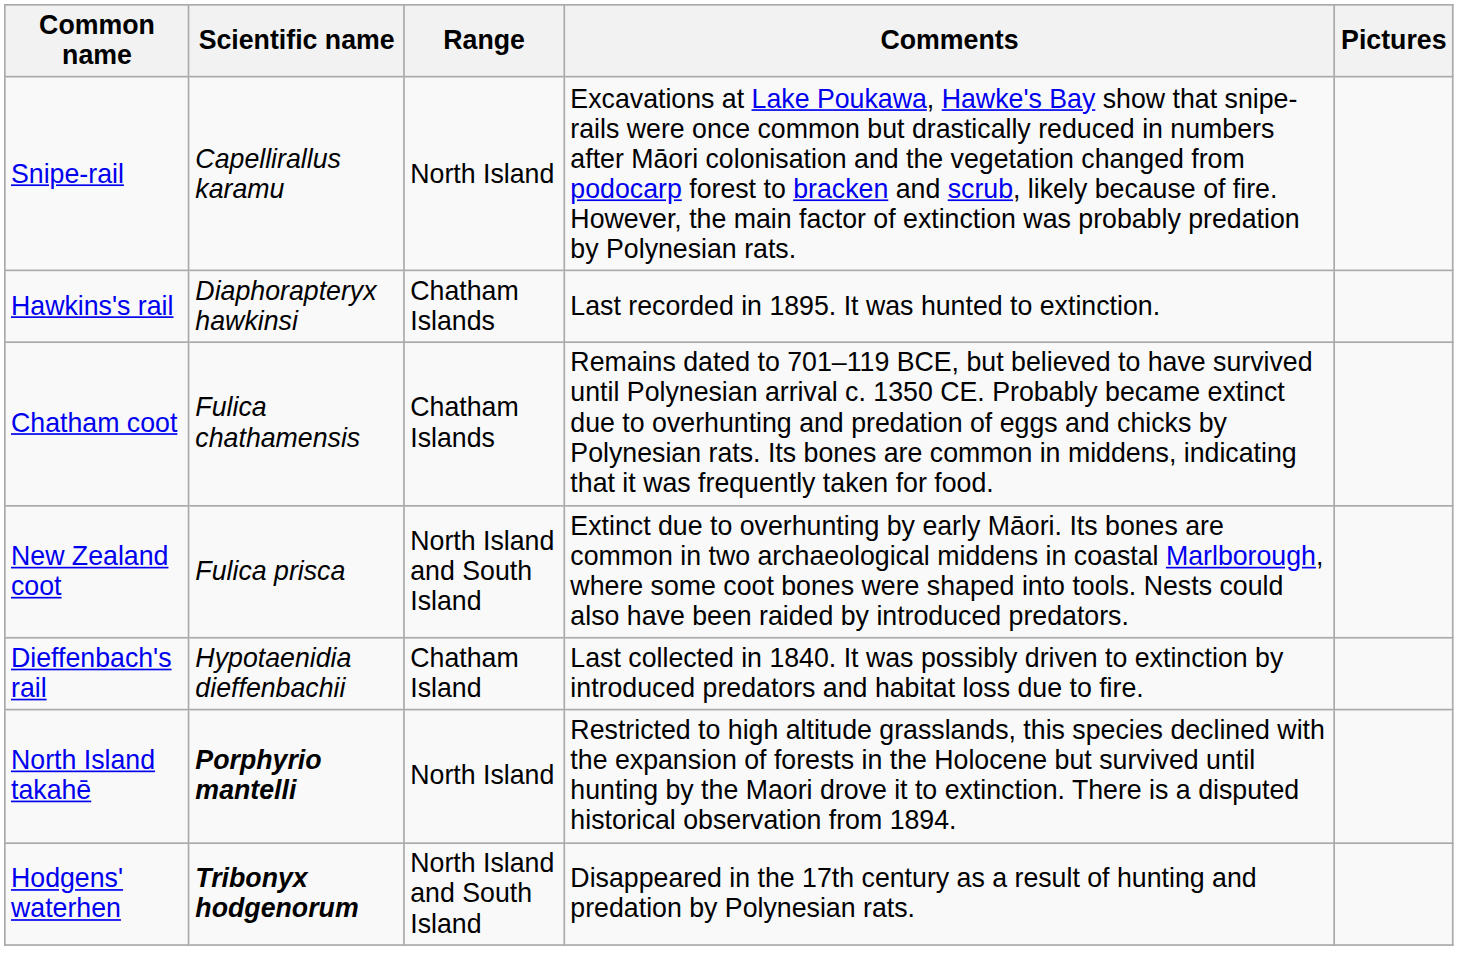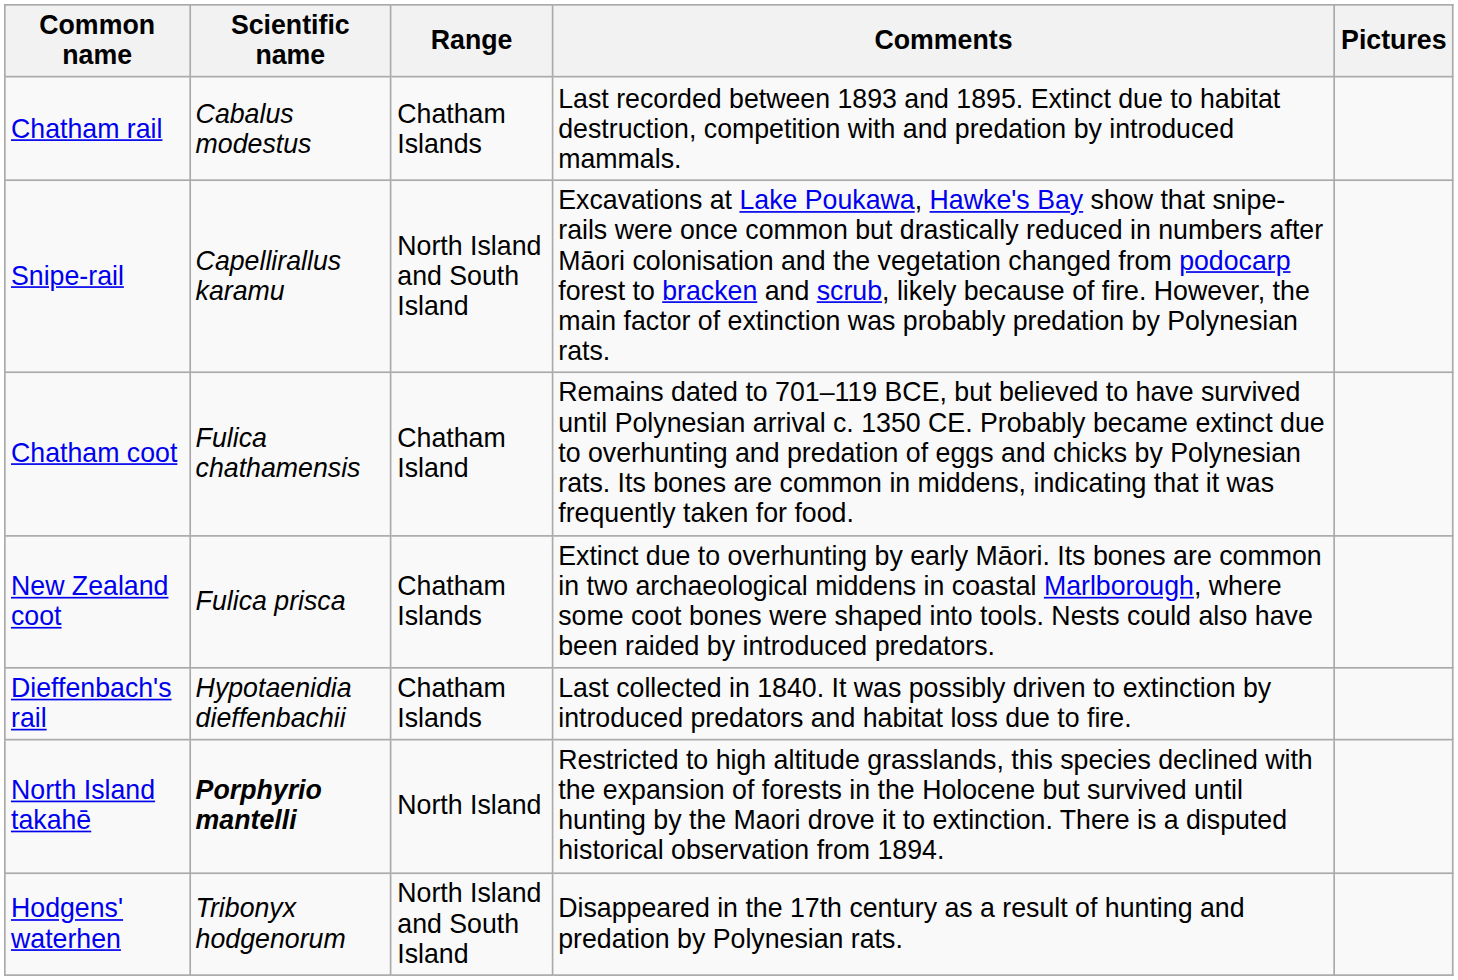+ row: (87, 128)
(482, 173) North Island -> (469, 275) North Island and South Island
- row: (92, 305)
(464, 423) Chatham Islands -> (451, 453) Chatham Island
(482, 570) North Island and South Island -> (451, 601) Chatham Islands
(464, 673) Chatham Island -> (451, 703) Chatham Islands
(277, 893) bold -> (271, 923) normal
